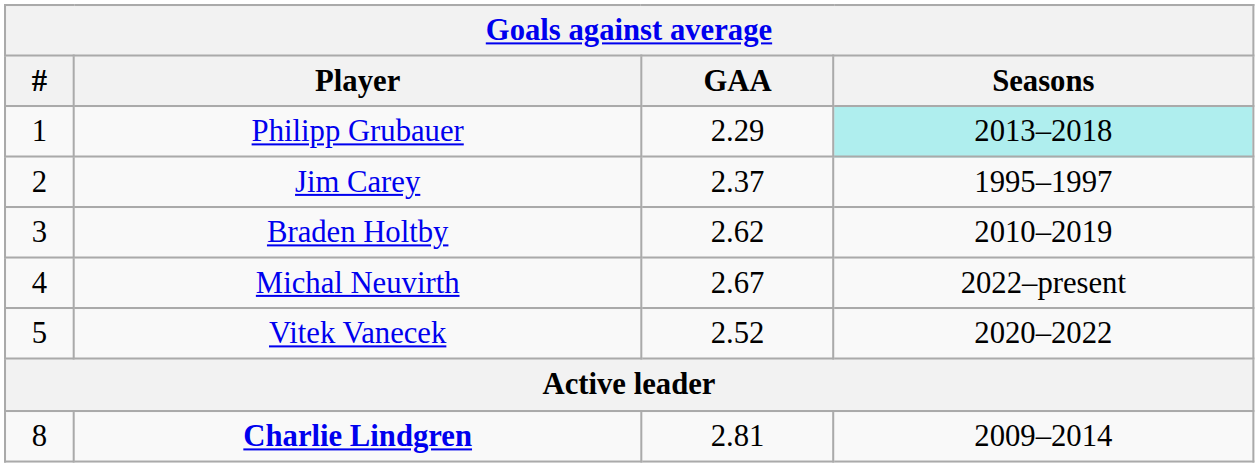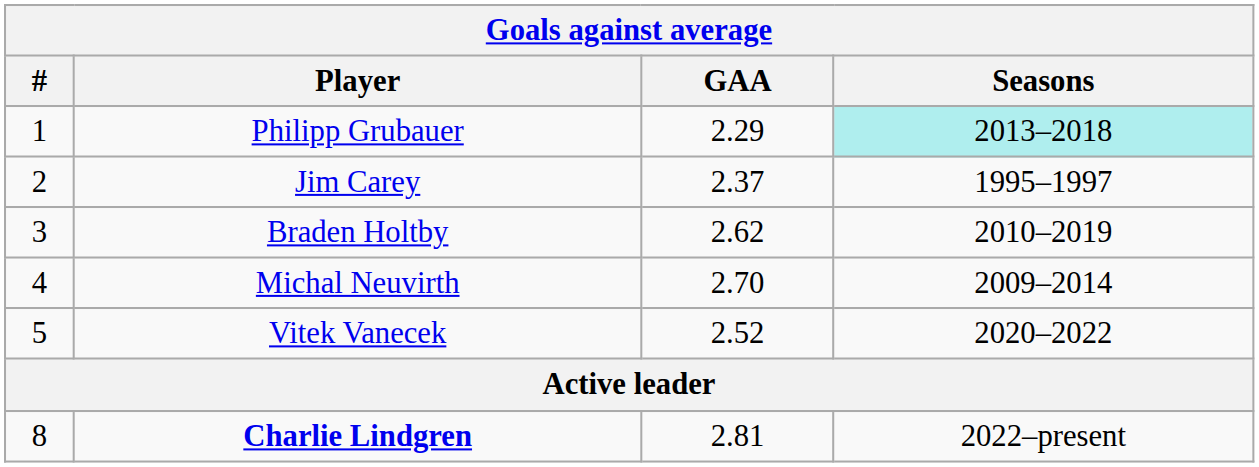(737, 283) 2.67 -> (737, 283) 2.70
(1043, 283) 2022–present -> (1043, 283) 2009–2014
(1043, 435) 2009–2014 -> (1043, 435) 2022–present
